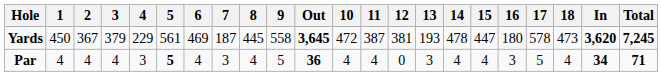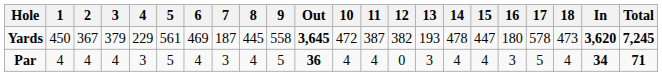(402, 37) 381 -> (402, 37) 382
(170, 60) bold -> (170, 60) normal
